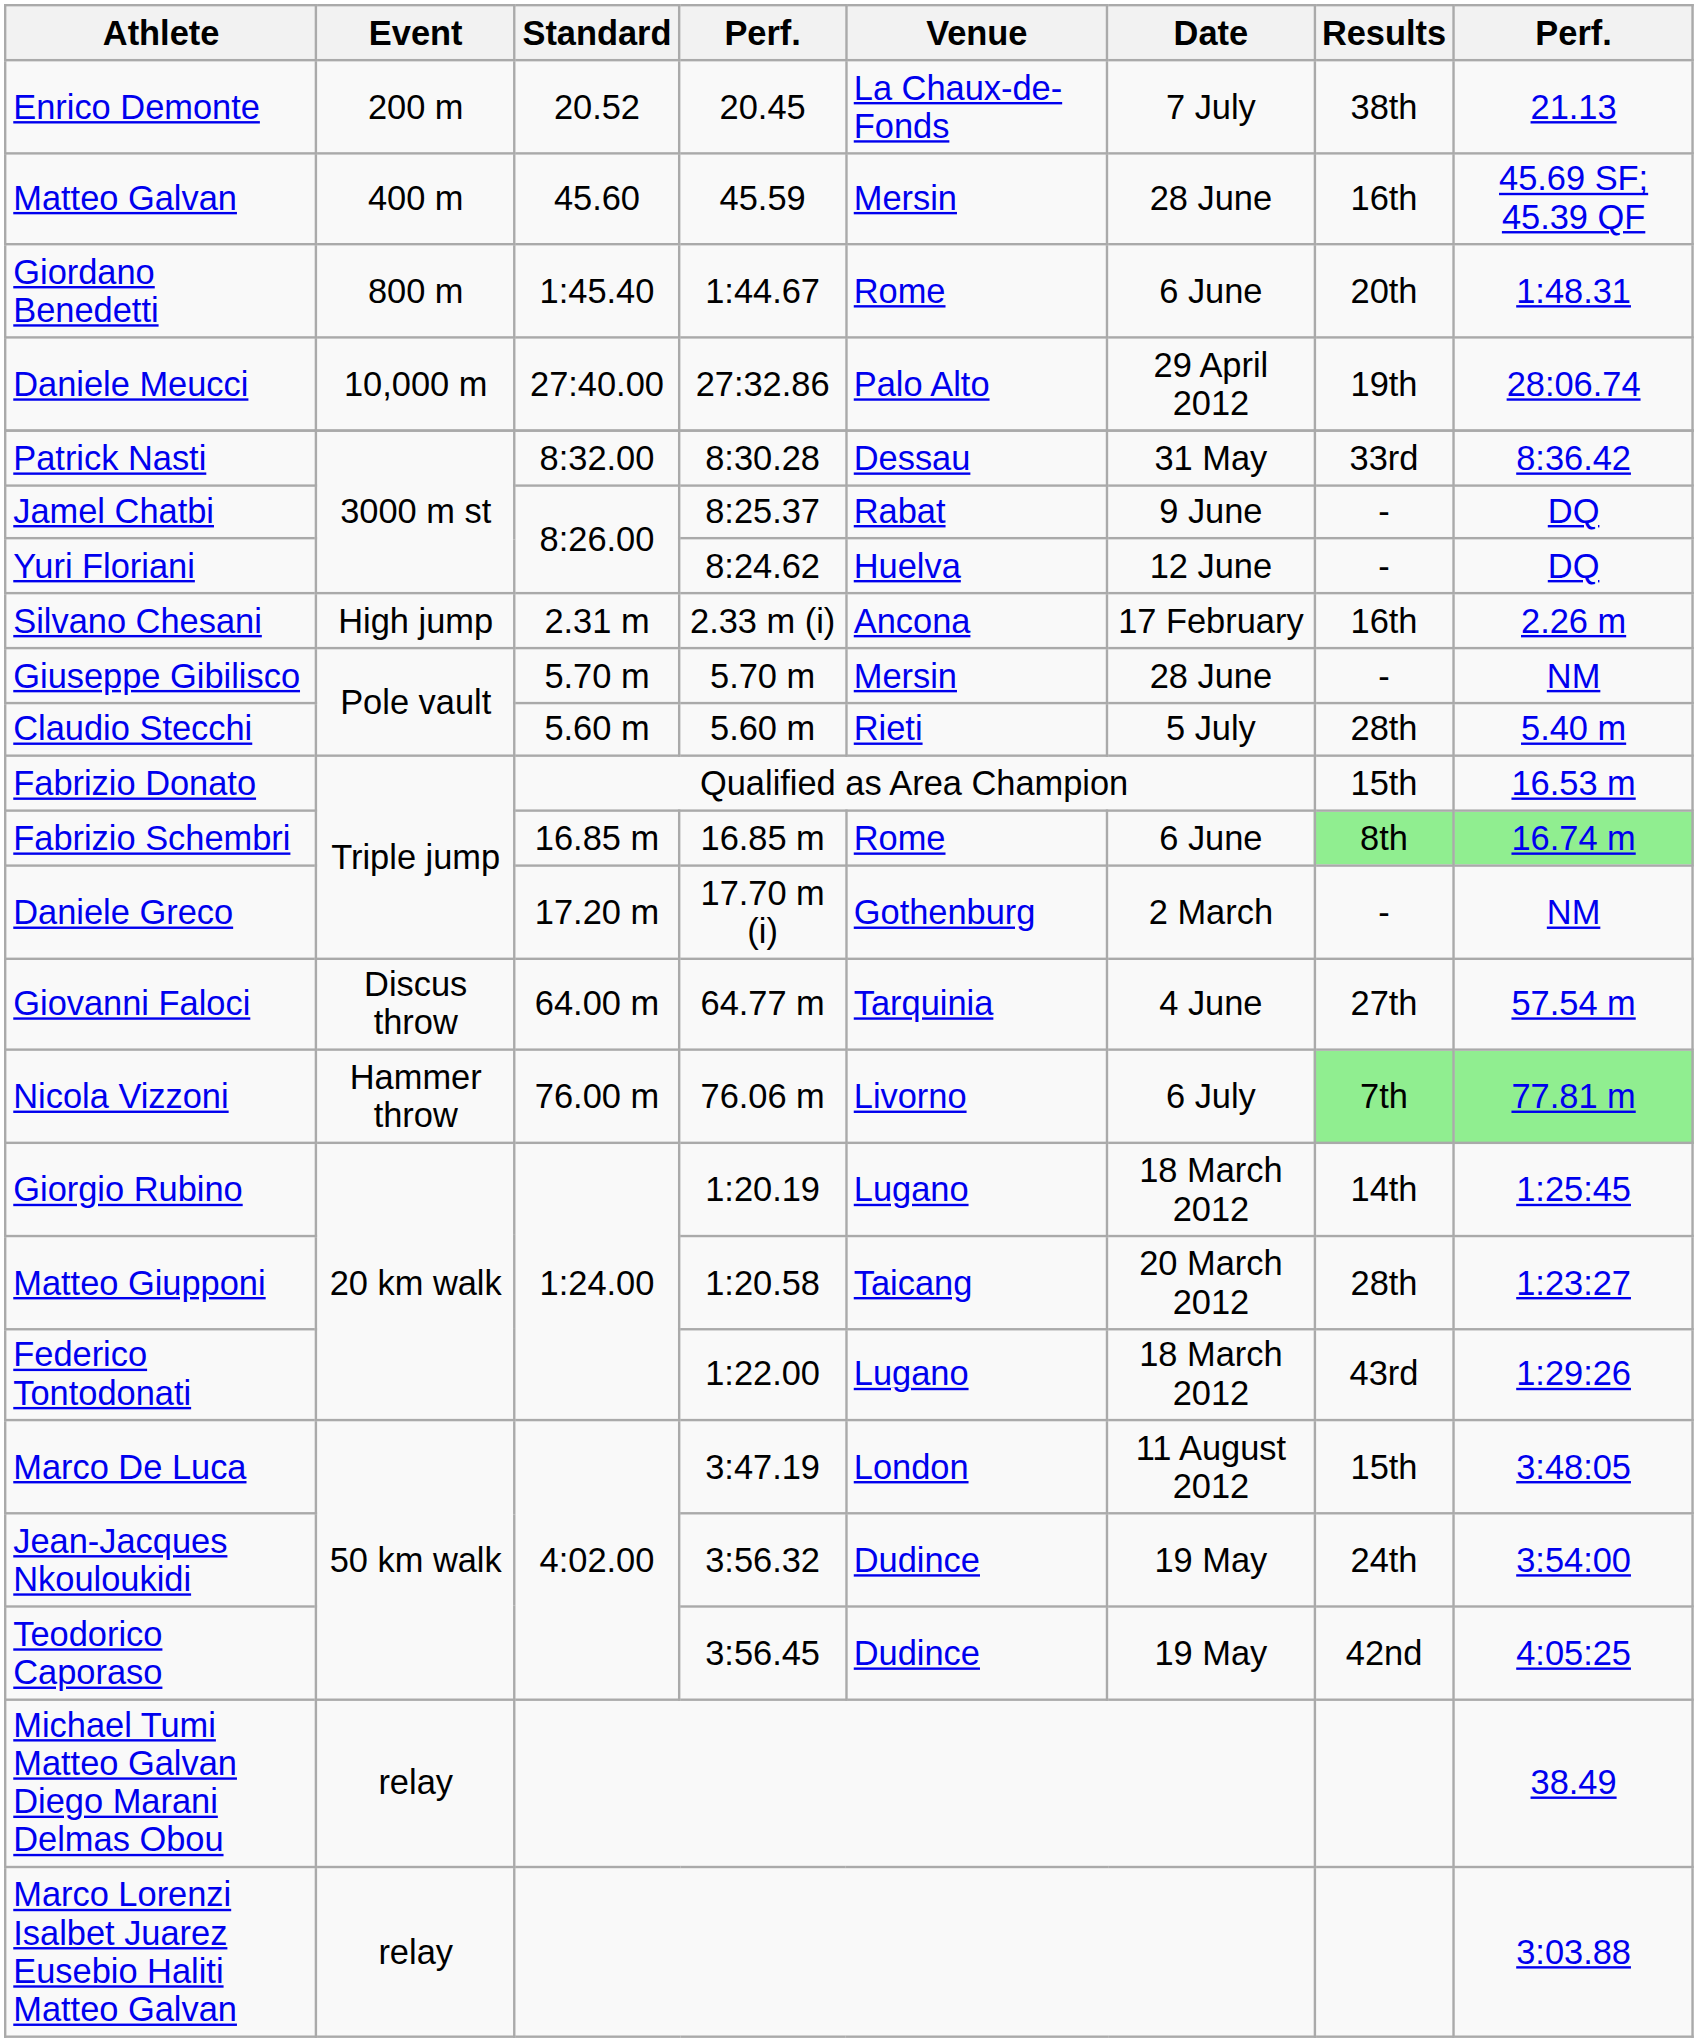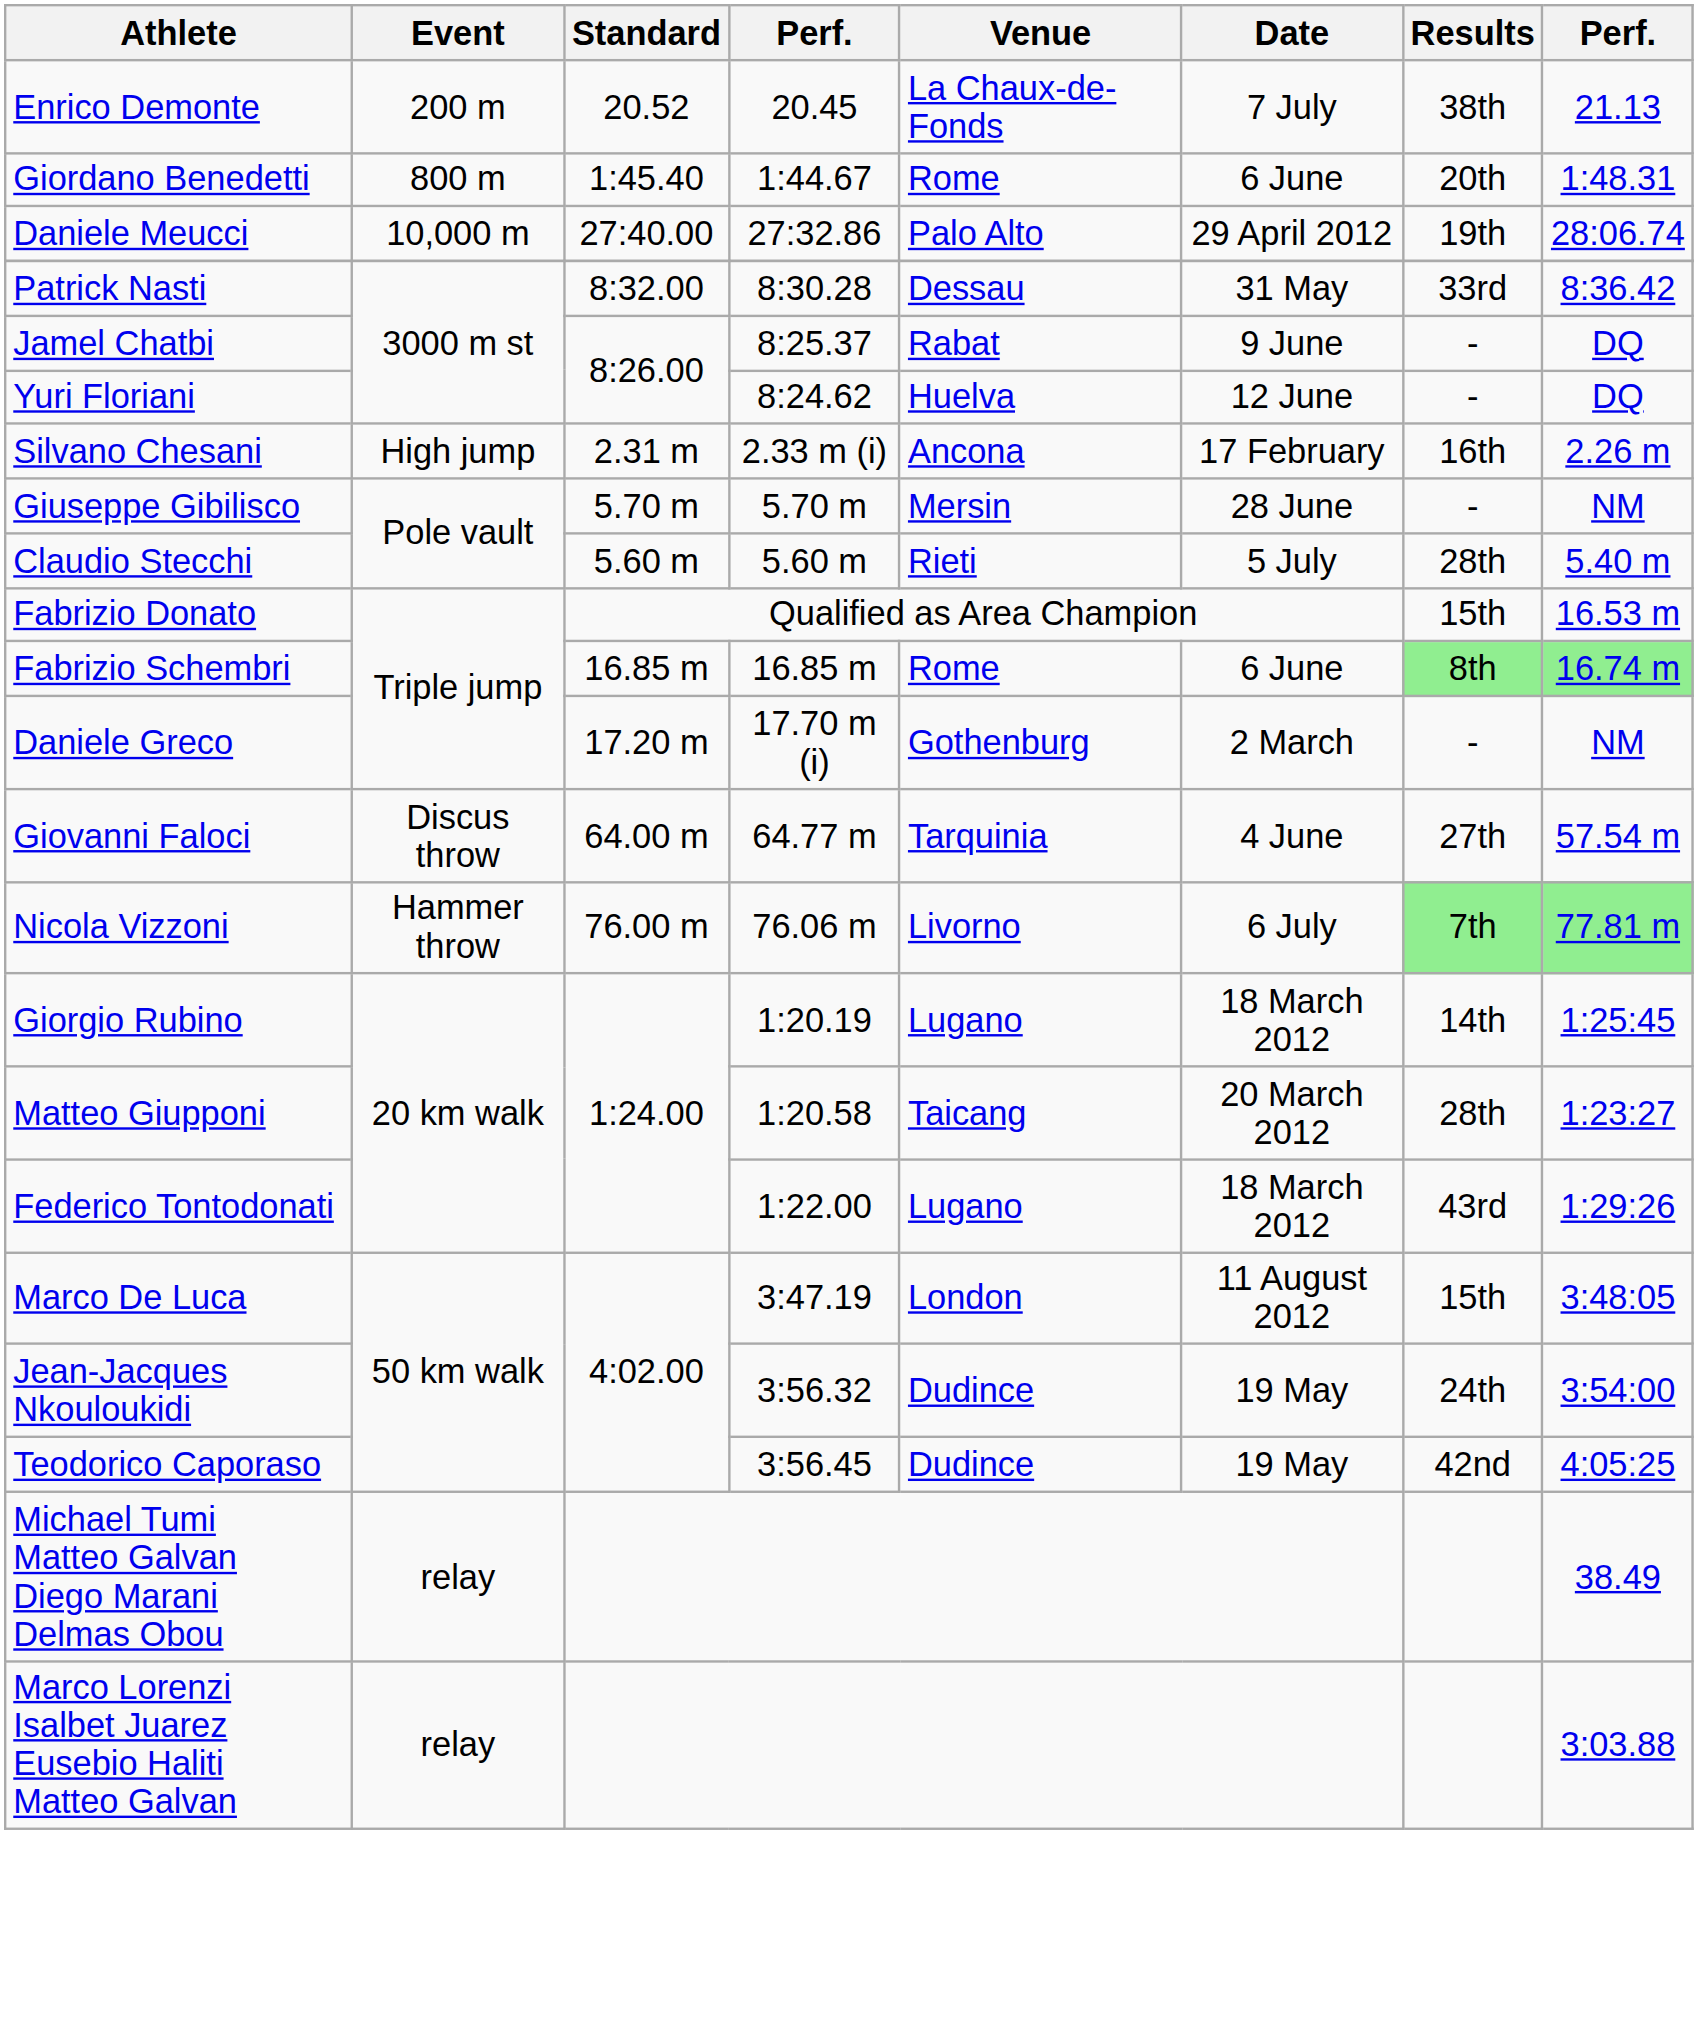- row: (125, 199)
